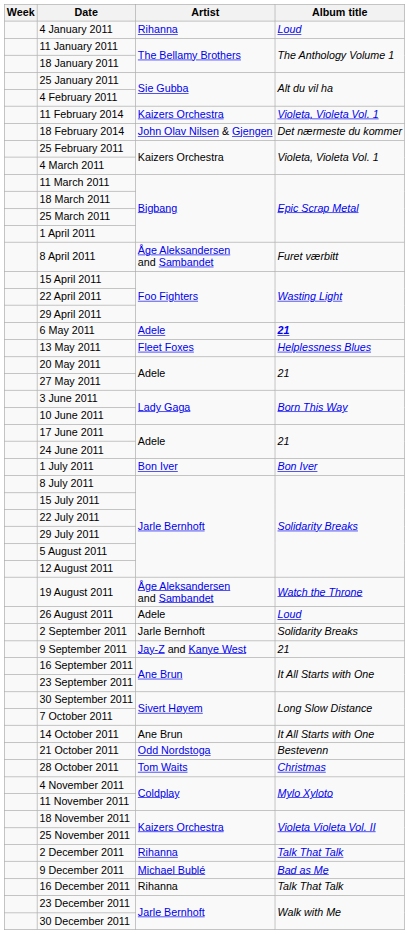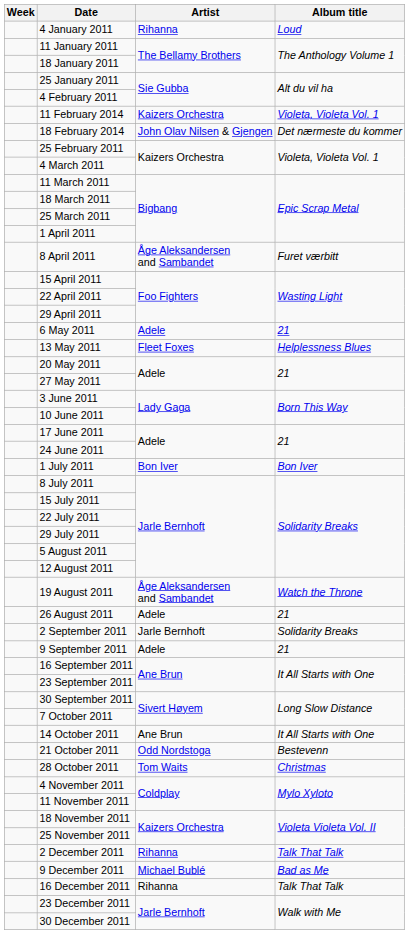(283, 331) bold -> (283, 331) normal
(289, 615) Loud -> (283, 615) 21
(192, 649) Jay-Z and Kanye West -> (152, 649) Adele
